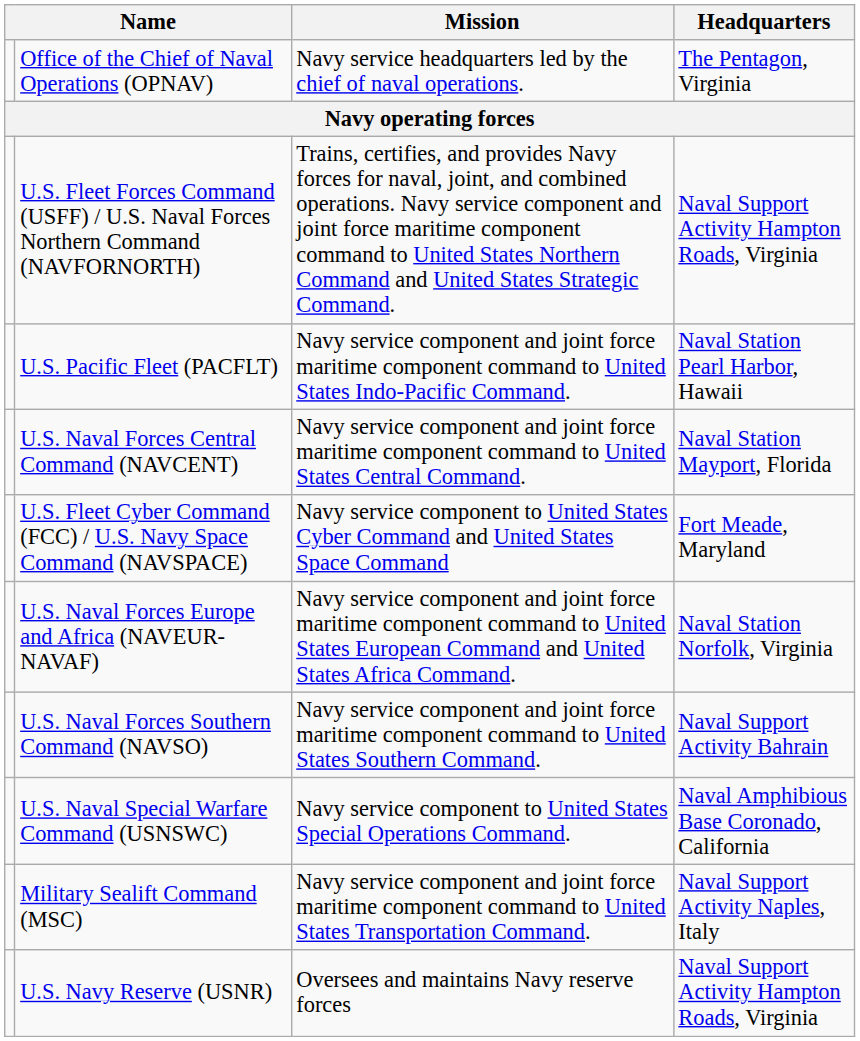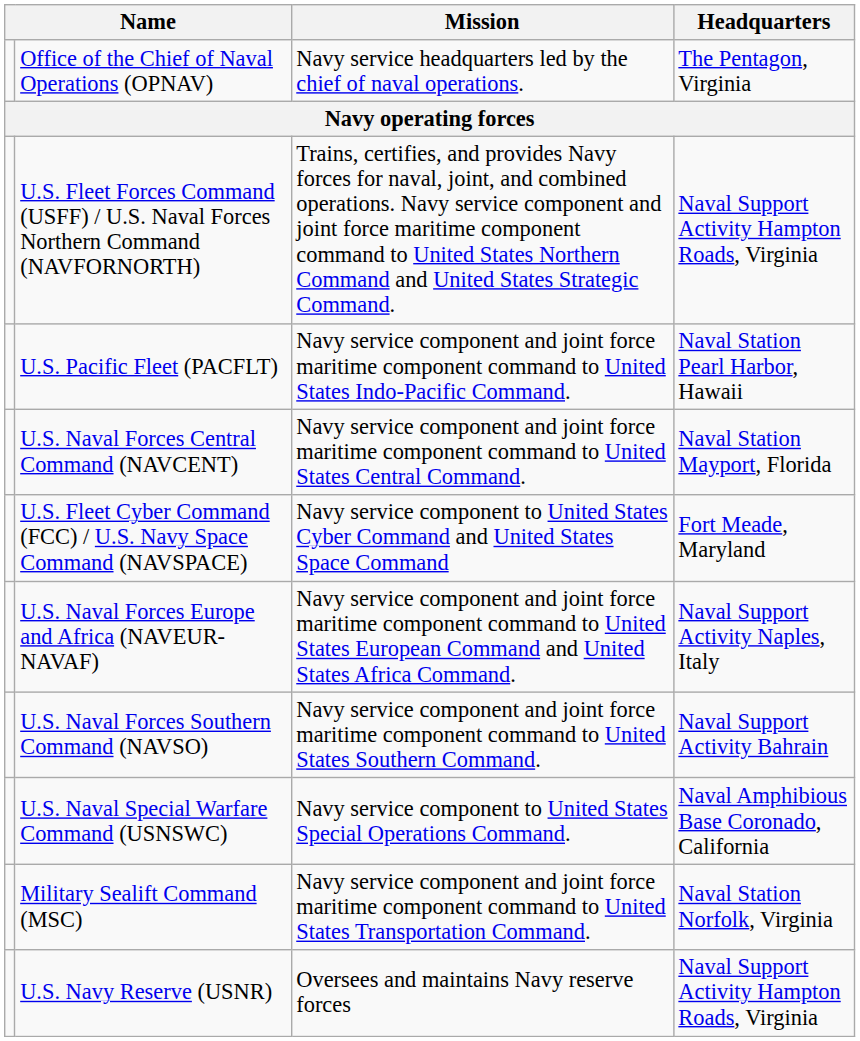(756, 636) Naval Station Norfolk, Virginia -> (752, 636) Naval Support Activity Naples, Italy
(752, 906) Naval Support Activity Naples, Italy -> (756, 906) Naval Station Norfolk, Virginia
